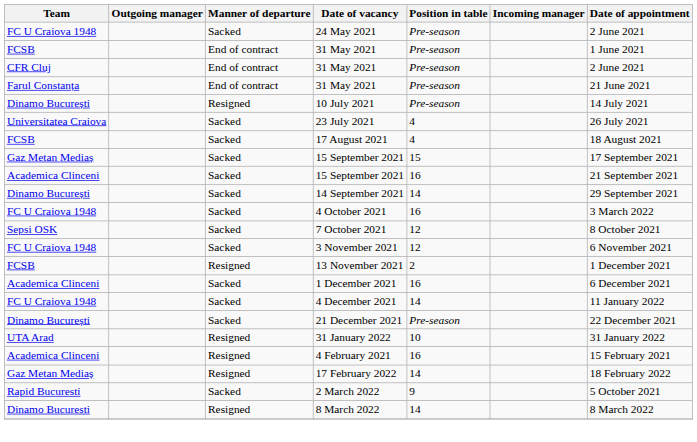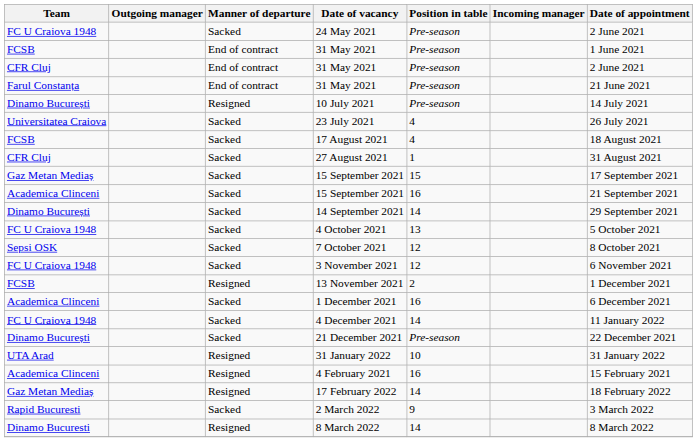+ row: (29, 157)
(415, 211) 16 -> (415, 229) 13
(622, 211) 3 March 2022 -> (625, 229) 5 October 2021
(625, 391) 5 October 2021 -> (622, 409) 3 March 2022
